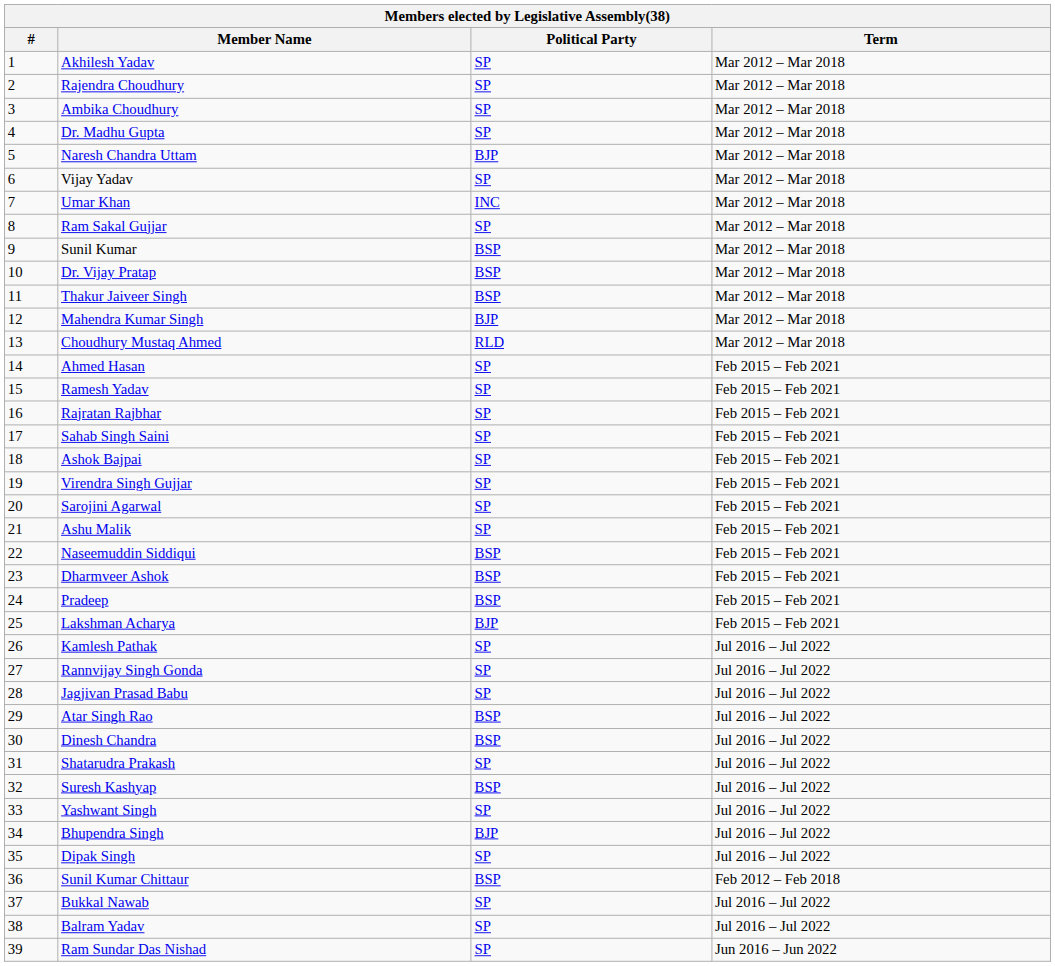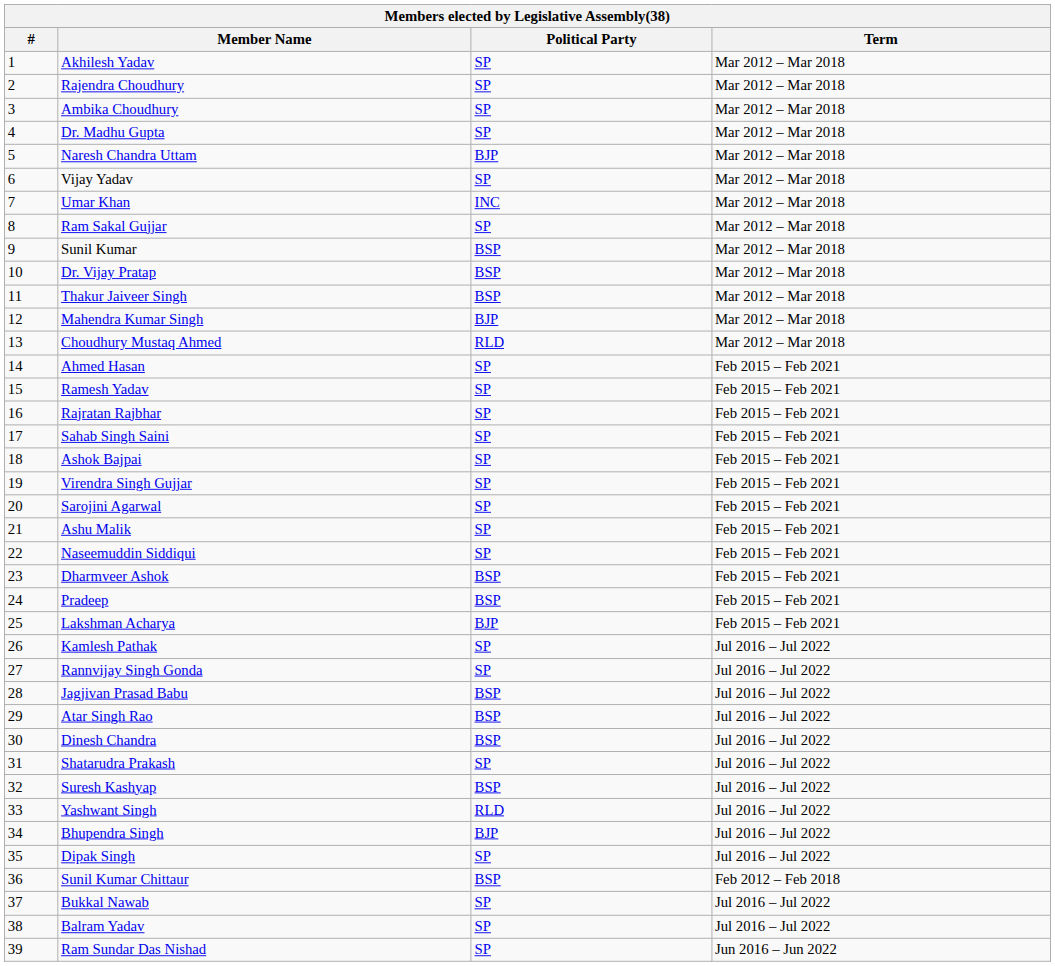(488, 553) BSP -> (483, 553) SP
(483, 693) SP -> (488, 693) BSP
(483, 809) SP -> (489, 809) RLD
